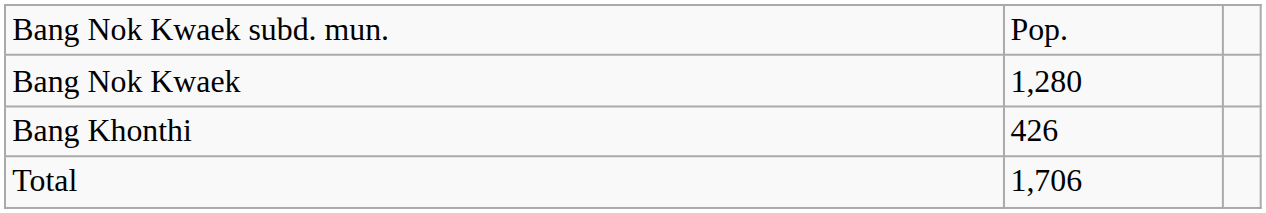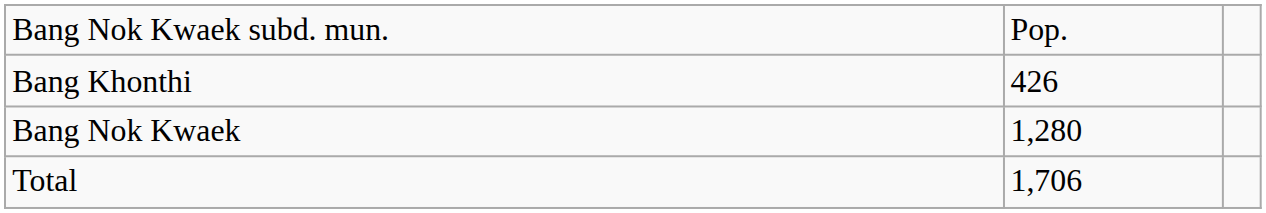rows swapped: (126, 80) <-> (102, 130)
